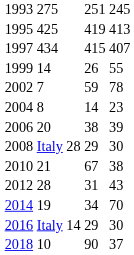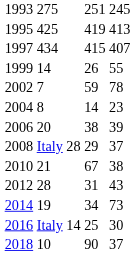(116, 146) 30 -> (116, 146) 37
(116, 205) 70 -> (116, 205) 73
(91, 225) 29 -> (91, 225) 25
